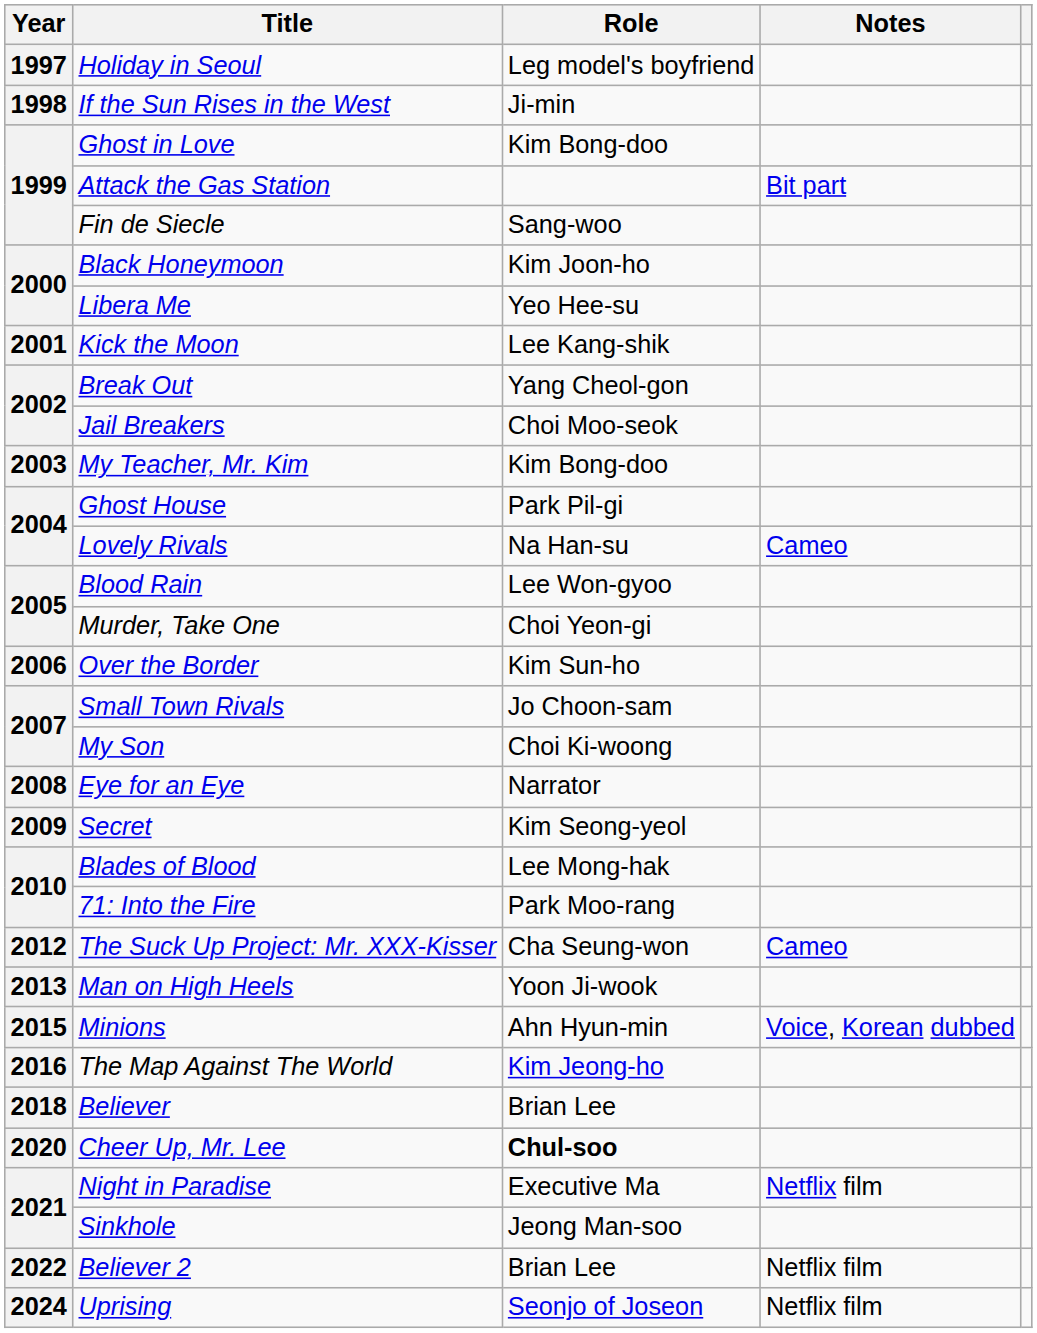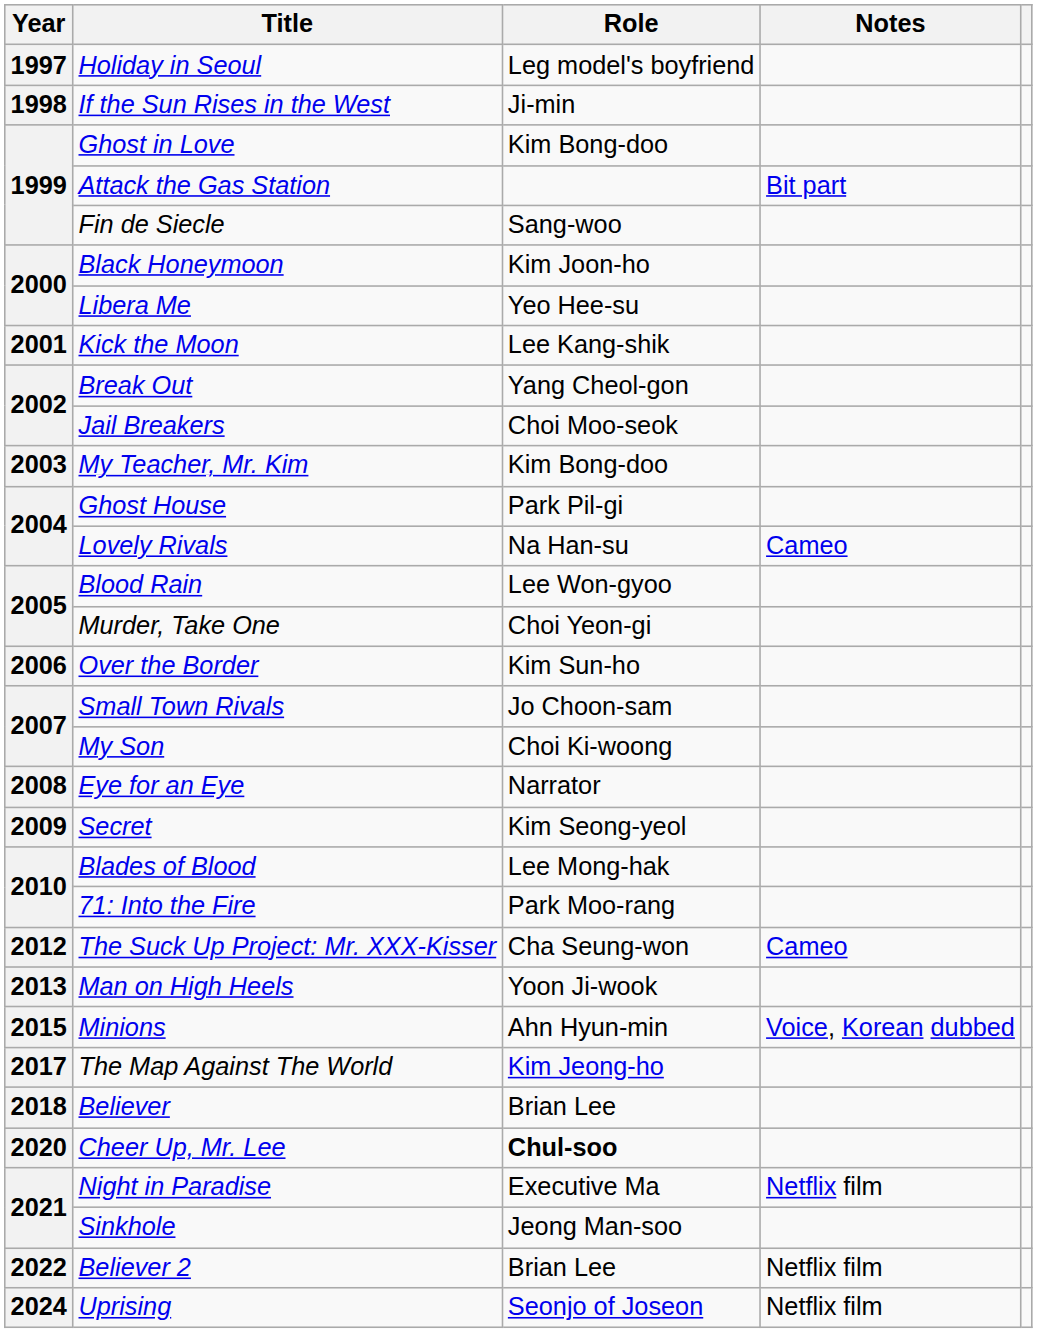(39, 1066) 2016 -> (39, 1066) 2017
